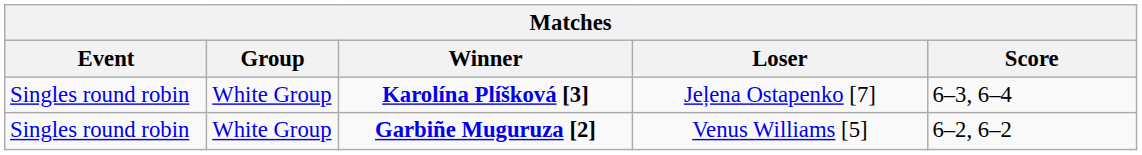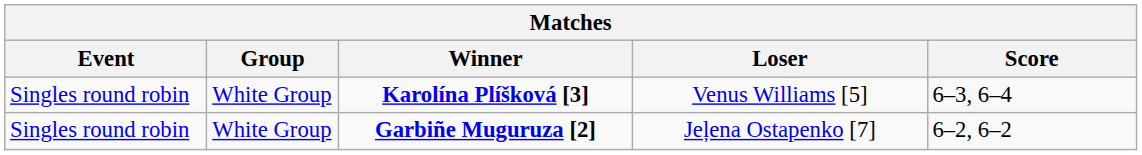(780, 94) Jeļena Ostapenko [7] -> (780, 94) Venus Williams [5]
(780, 130) Venus Williams [5] -> (780, 130) Jeļena Ostapenko [7]
